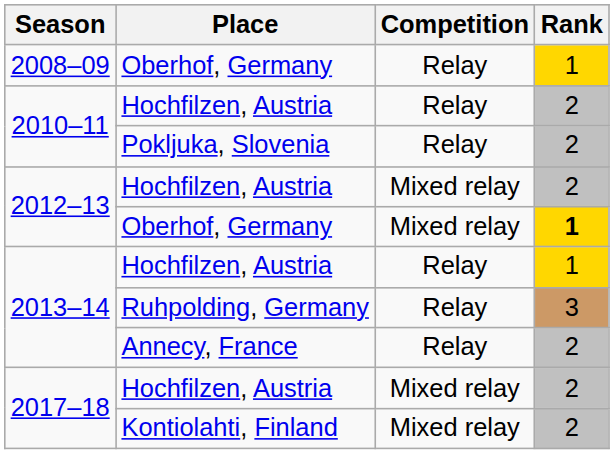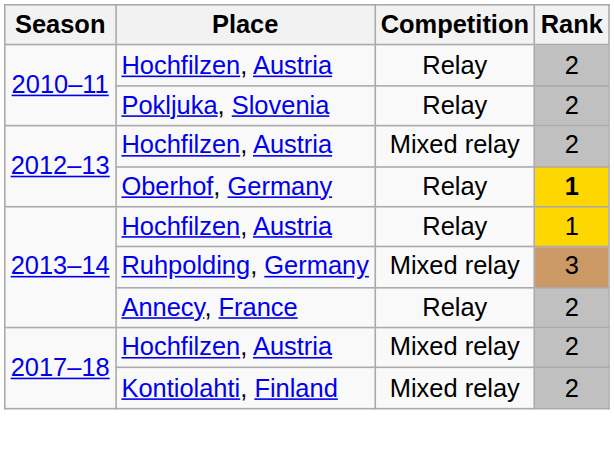- row: (60, 65)
(455, 226) Mixed relay -> (455, 186) Relay
(455, 307) Relay -> (455, 266) Mixed relay
